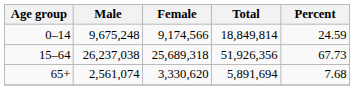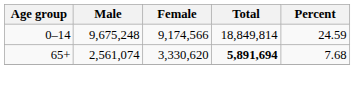- row: (55, 54)
(252, 74) normal -> (252, 54) bold
